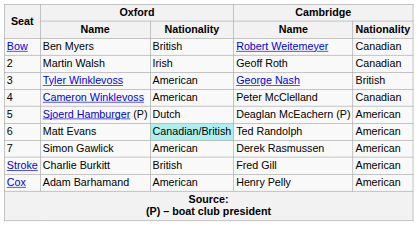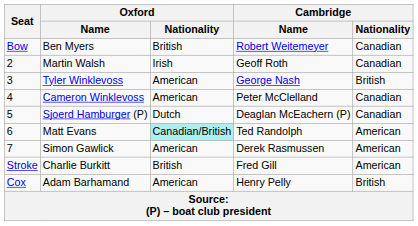(378, 115) American -> (378, 115) Canadian
(378, 183) American -> (370, 183) British
